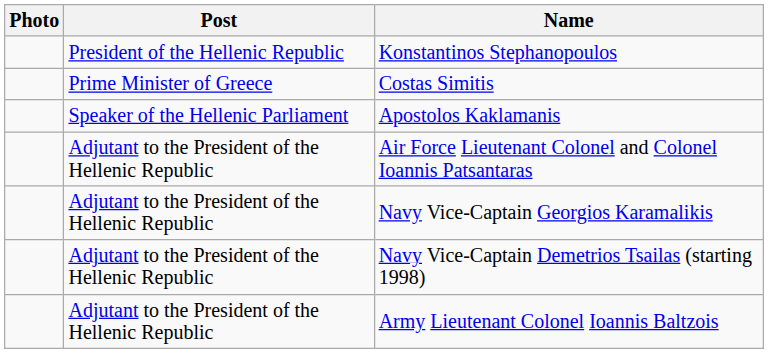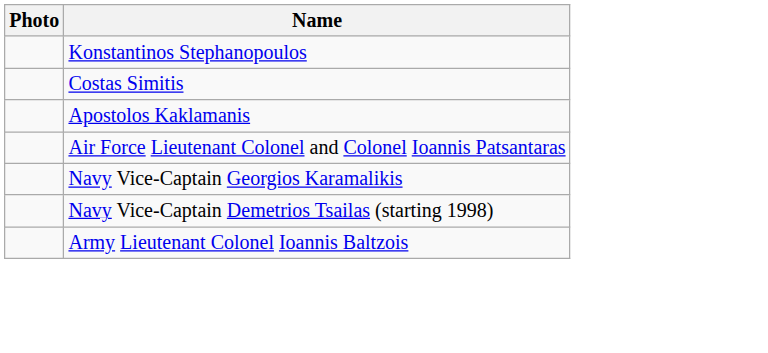- column: (219, 20)
